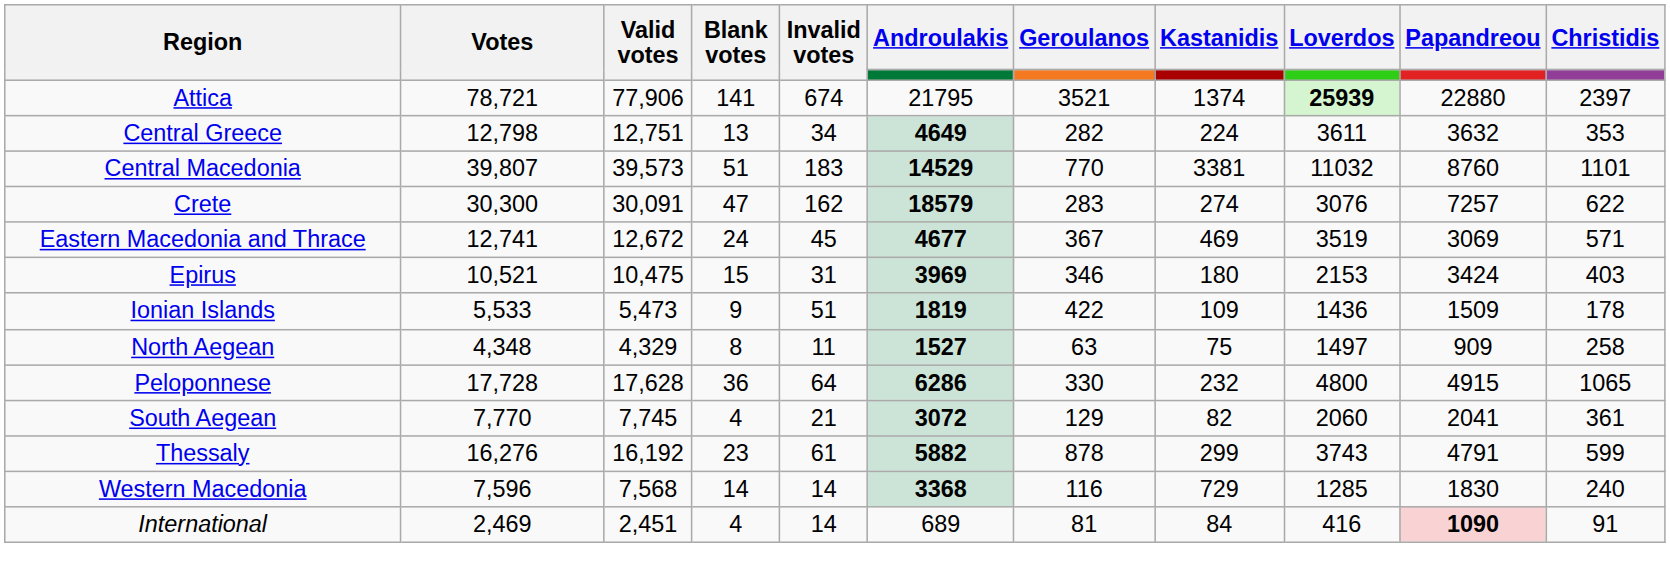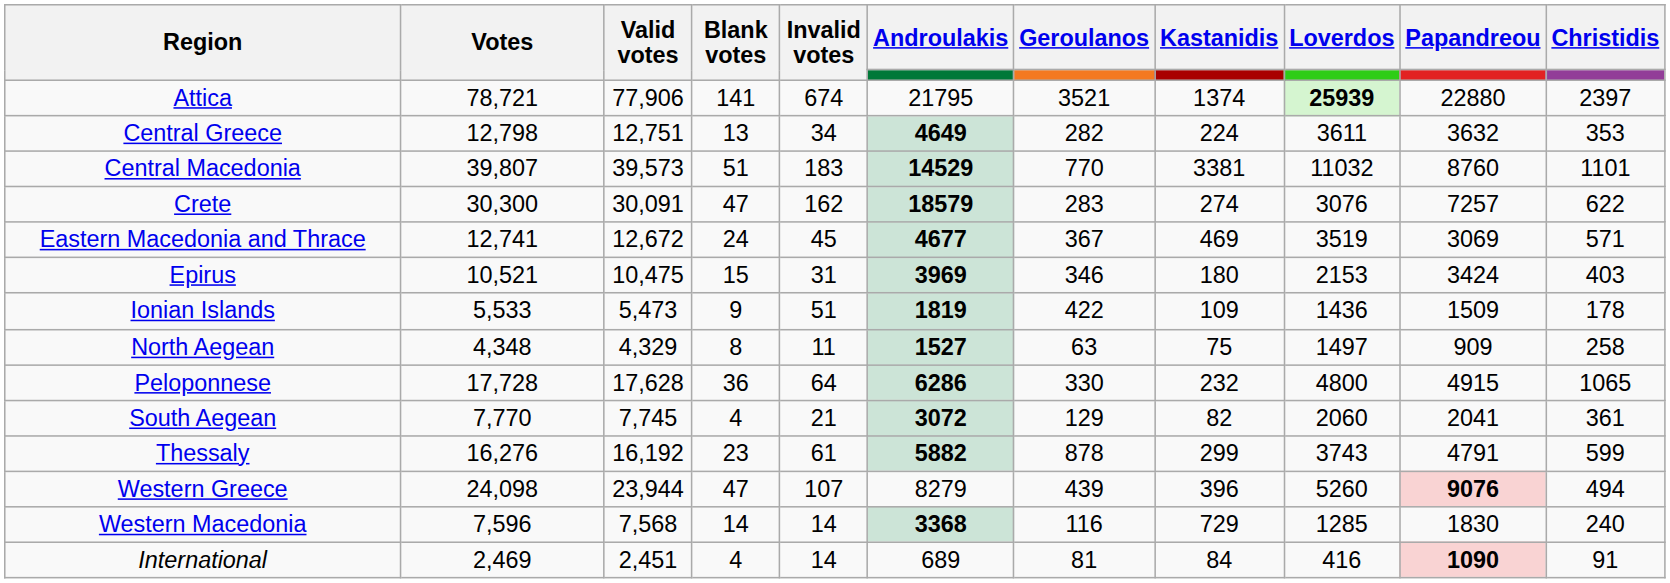+ row: (203, 488)
